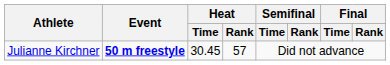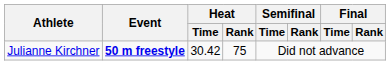(205, 51) 30.45 -> (205, 51) 30.42
(240, 51) 57 -> (240, 51) 75
